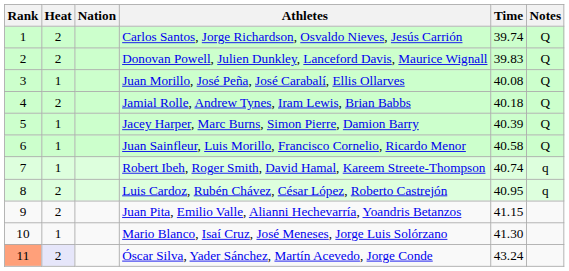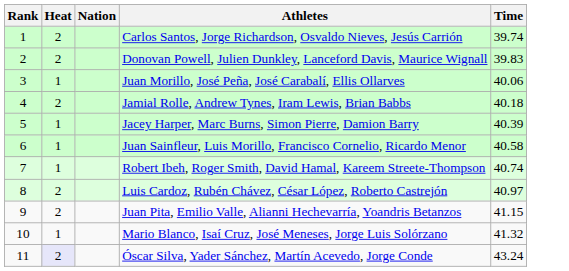- column: (545, 15)
(508, 81) 40.08 -> (508, 81) 40.06
(508, 190) 40.95 -> (508, 190) 40.97
(508, 233) 41.30 -> (508, 233) 41.32
(23, 255) lightsalmon background -> (23, 255) no background
